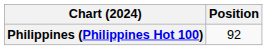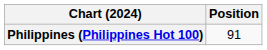(234, 34) 92 -> (234, 34) 91
